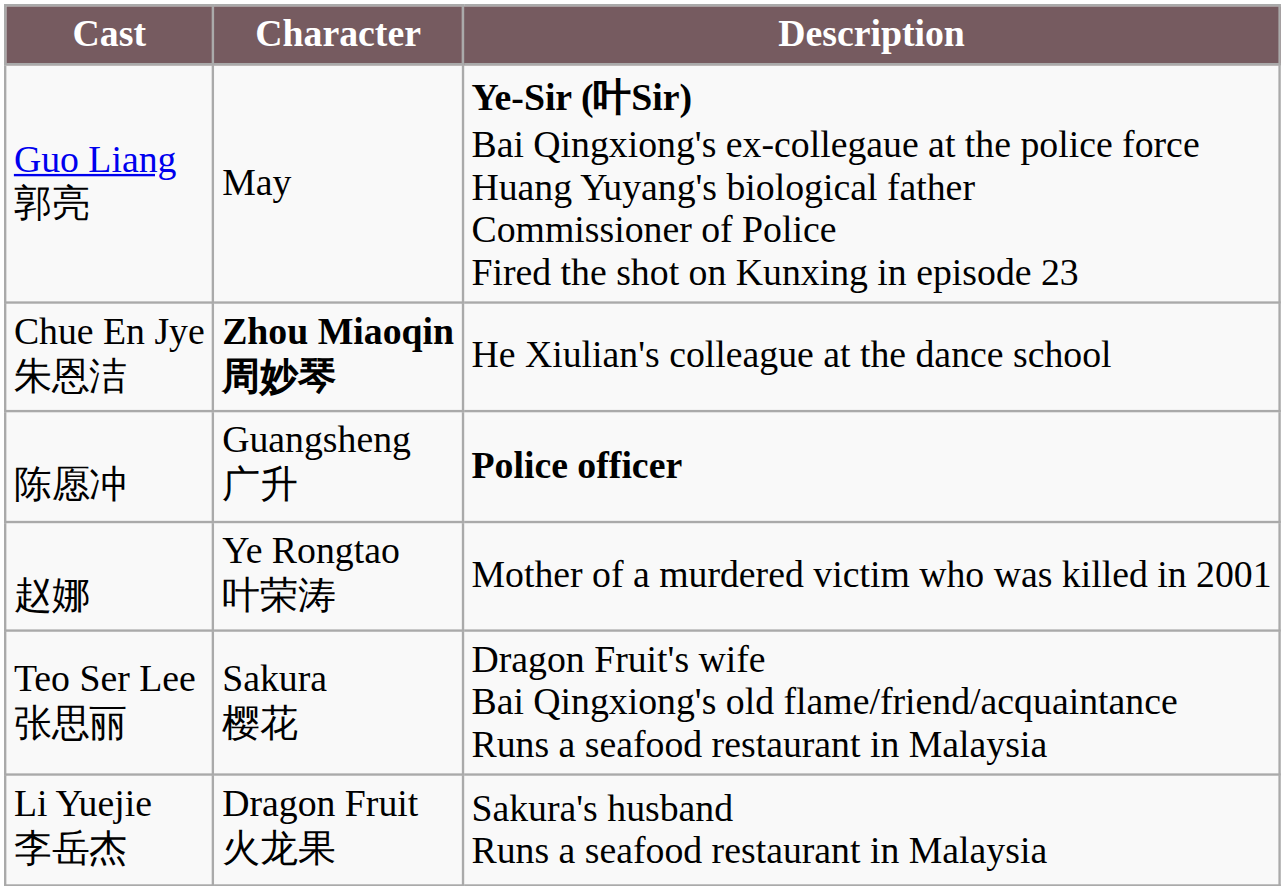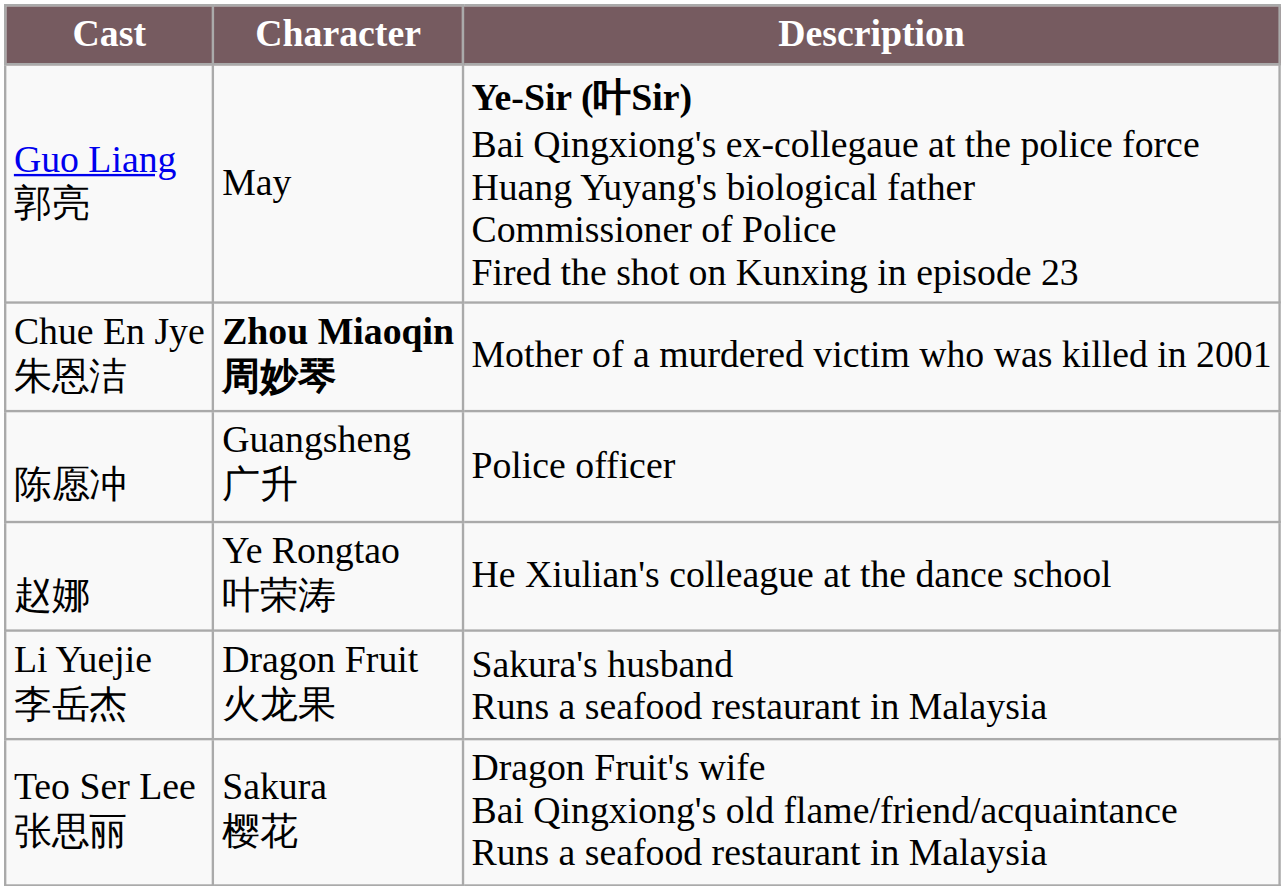(792, 355) He Xiulian's colleague at the dance school -> (872, 355) Mother of a murdered victim who was killed in 2001
(577, 465) bold -> (573, 465) normal
(872, 574) Mother of a murdered victim who was killed in 2001 -> (792, 574) He Xiulian's colleague at the dance school
rows swapped: (105, 699) <-> (83, 826)
